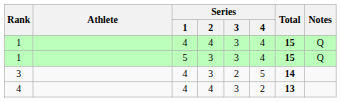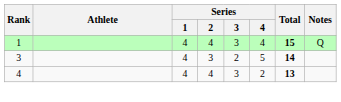- row: (19, 58)
